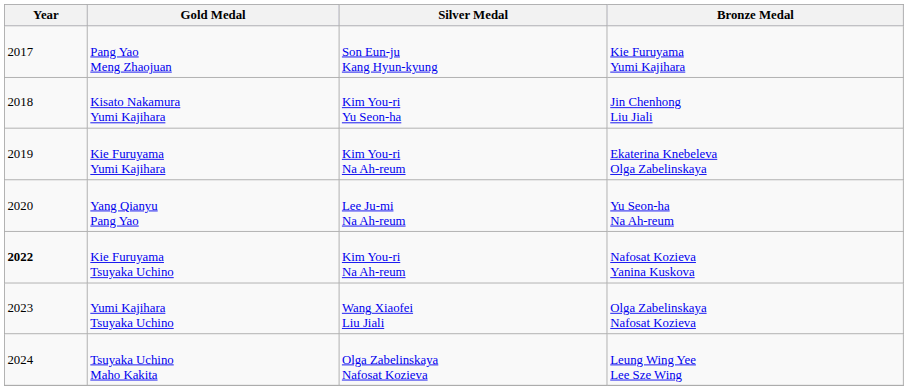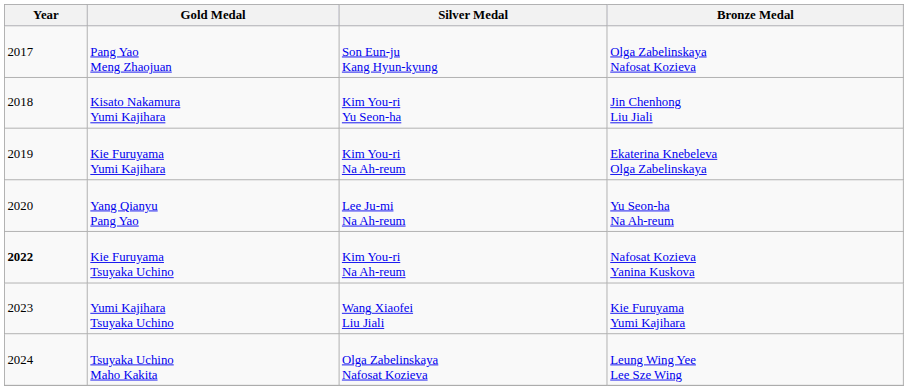(648, 59) Kie Furuyama Yumi Kajihara -> (658, 59) Olga Zabelinskaya Nafosat Kozieva
(658, 316) Olga Zabelinskaya Nafosat Kozieva -> (648, 316) Kie Furuyama Yumi Kajihara
